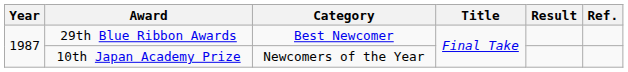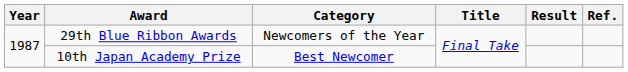(344, 36) Best Newcomer -> (344, 36) Newcomers of the Year
(344, 56) Newcomers of the Year -> (344, 56) Best Newcomer
